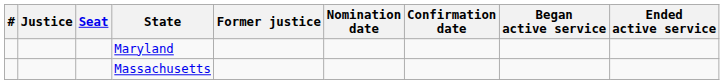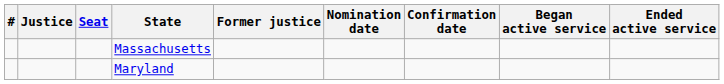rows swapped: (144, 49) <-> (163, 69)
